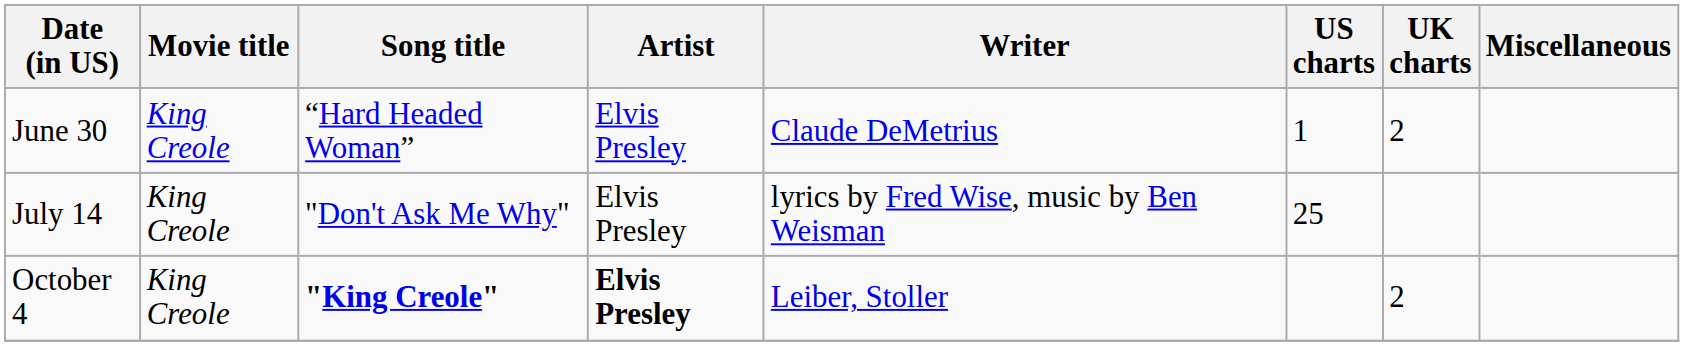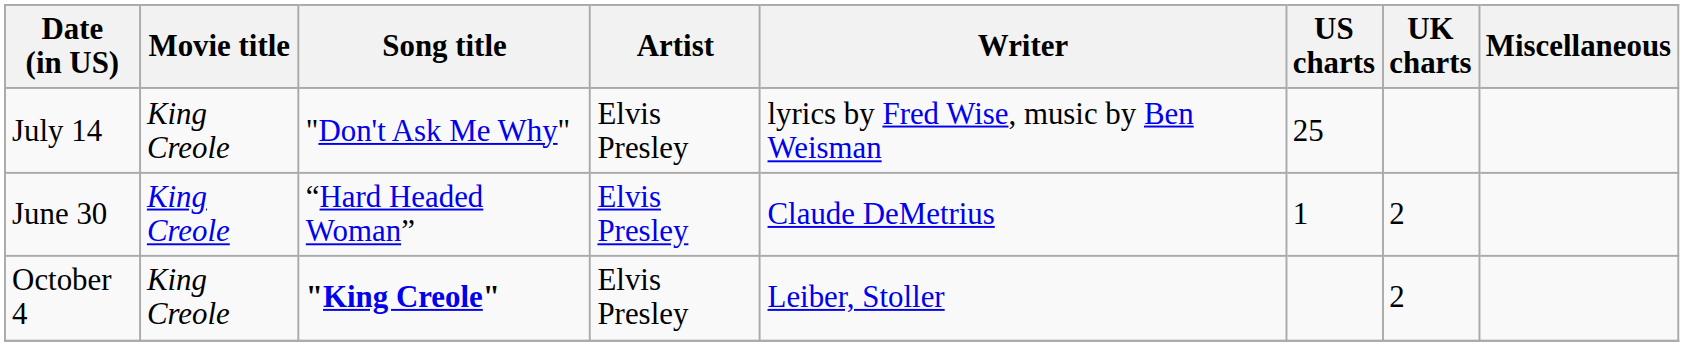rows swapped: (60, 130) <-> (57, 213)
(643, 297) bold -> (643, 297) normal
